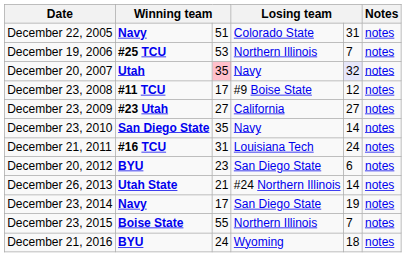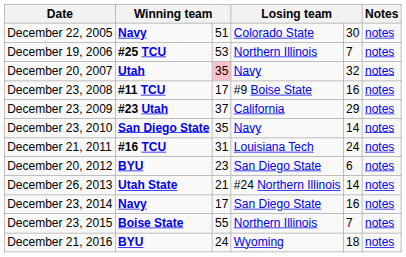(353, 33) 31 -> (353, 33) 30
(353, 71) lavender background -> (353, 71) no background
(353, 90) 12 -> (353, 90) 16
(222, 109) 27 -> (222, 109) 37
(353, 109) 27 -> (353, 109) 29
(353, 204) 19 -> (353, 204) 16
